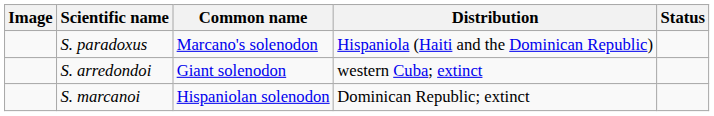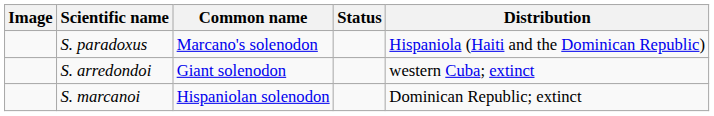columns swapped: (495, 17) <-> (683, 17)
